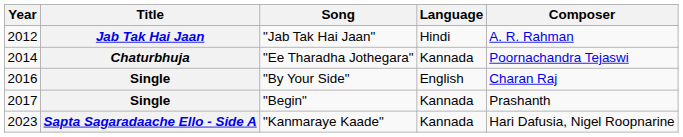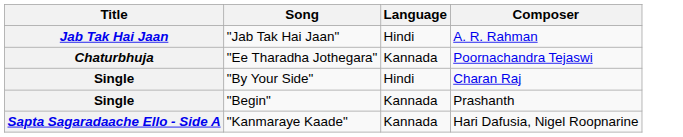- column: (22, 15)
(442, 79) English -> (399, 79) Hindi
